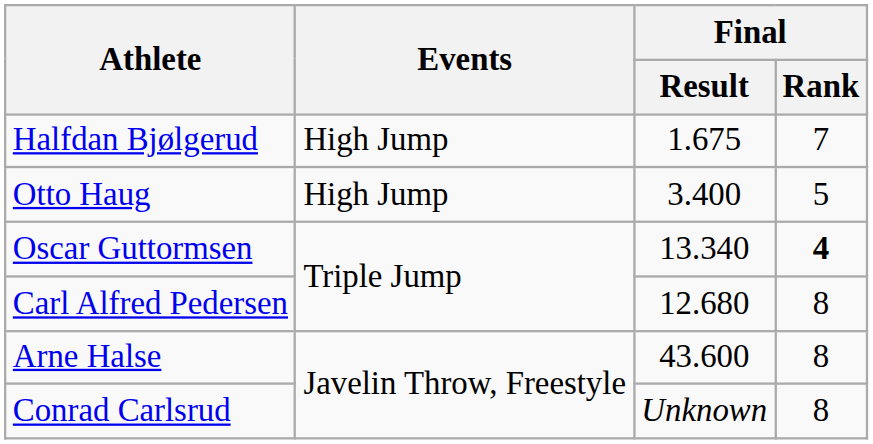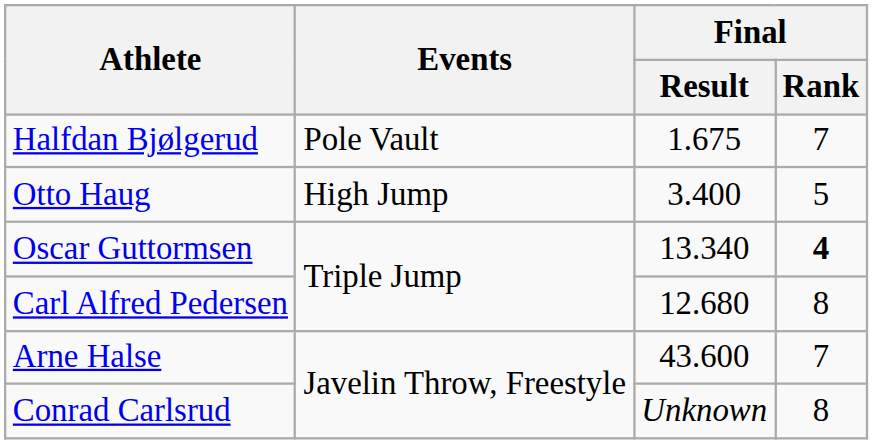(376, 140) High Jump -> (371, 140) Pole Vault
(821, 356) 8 -> (821, 356) 7
